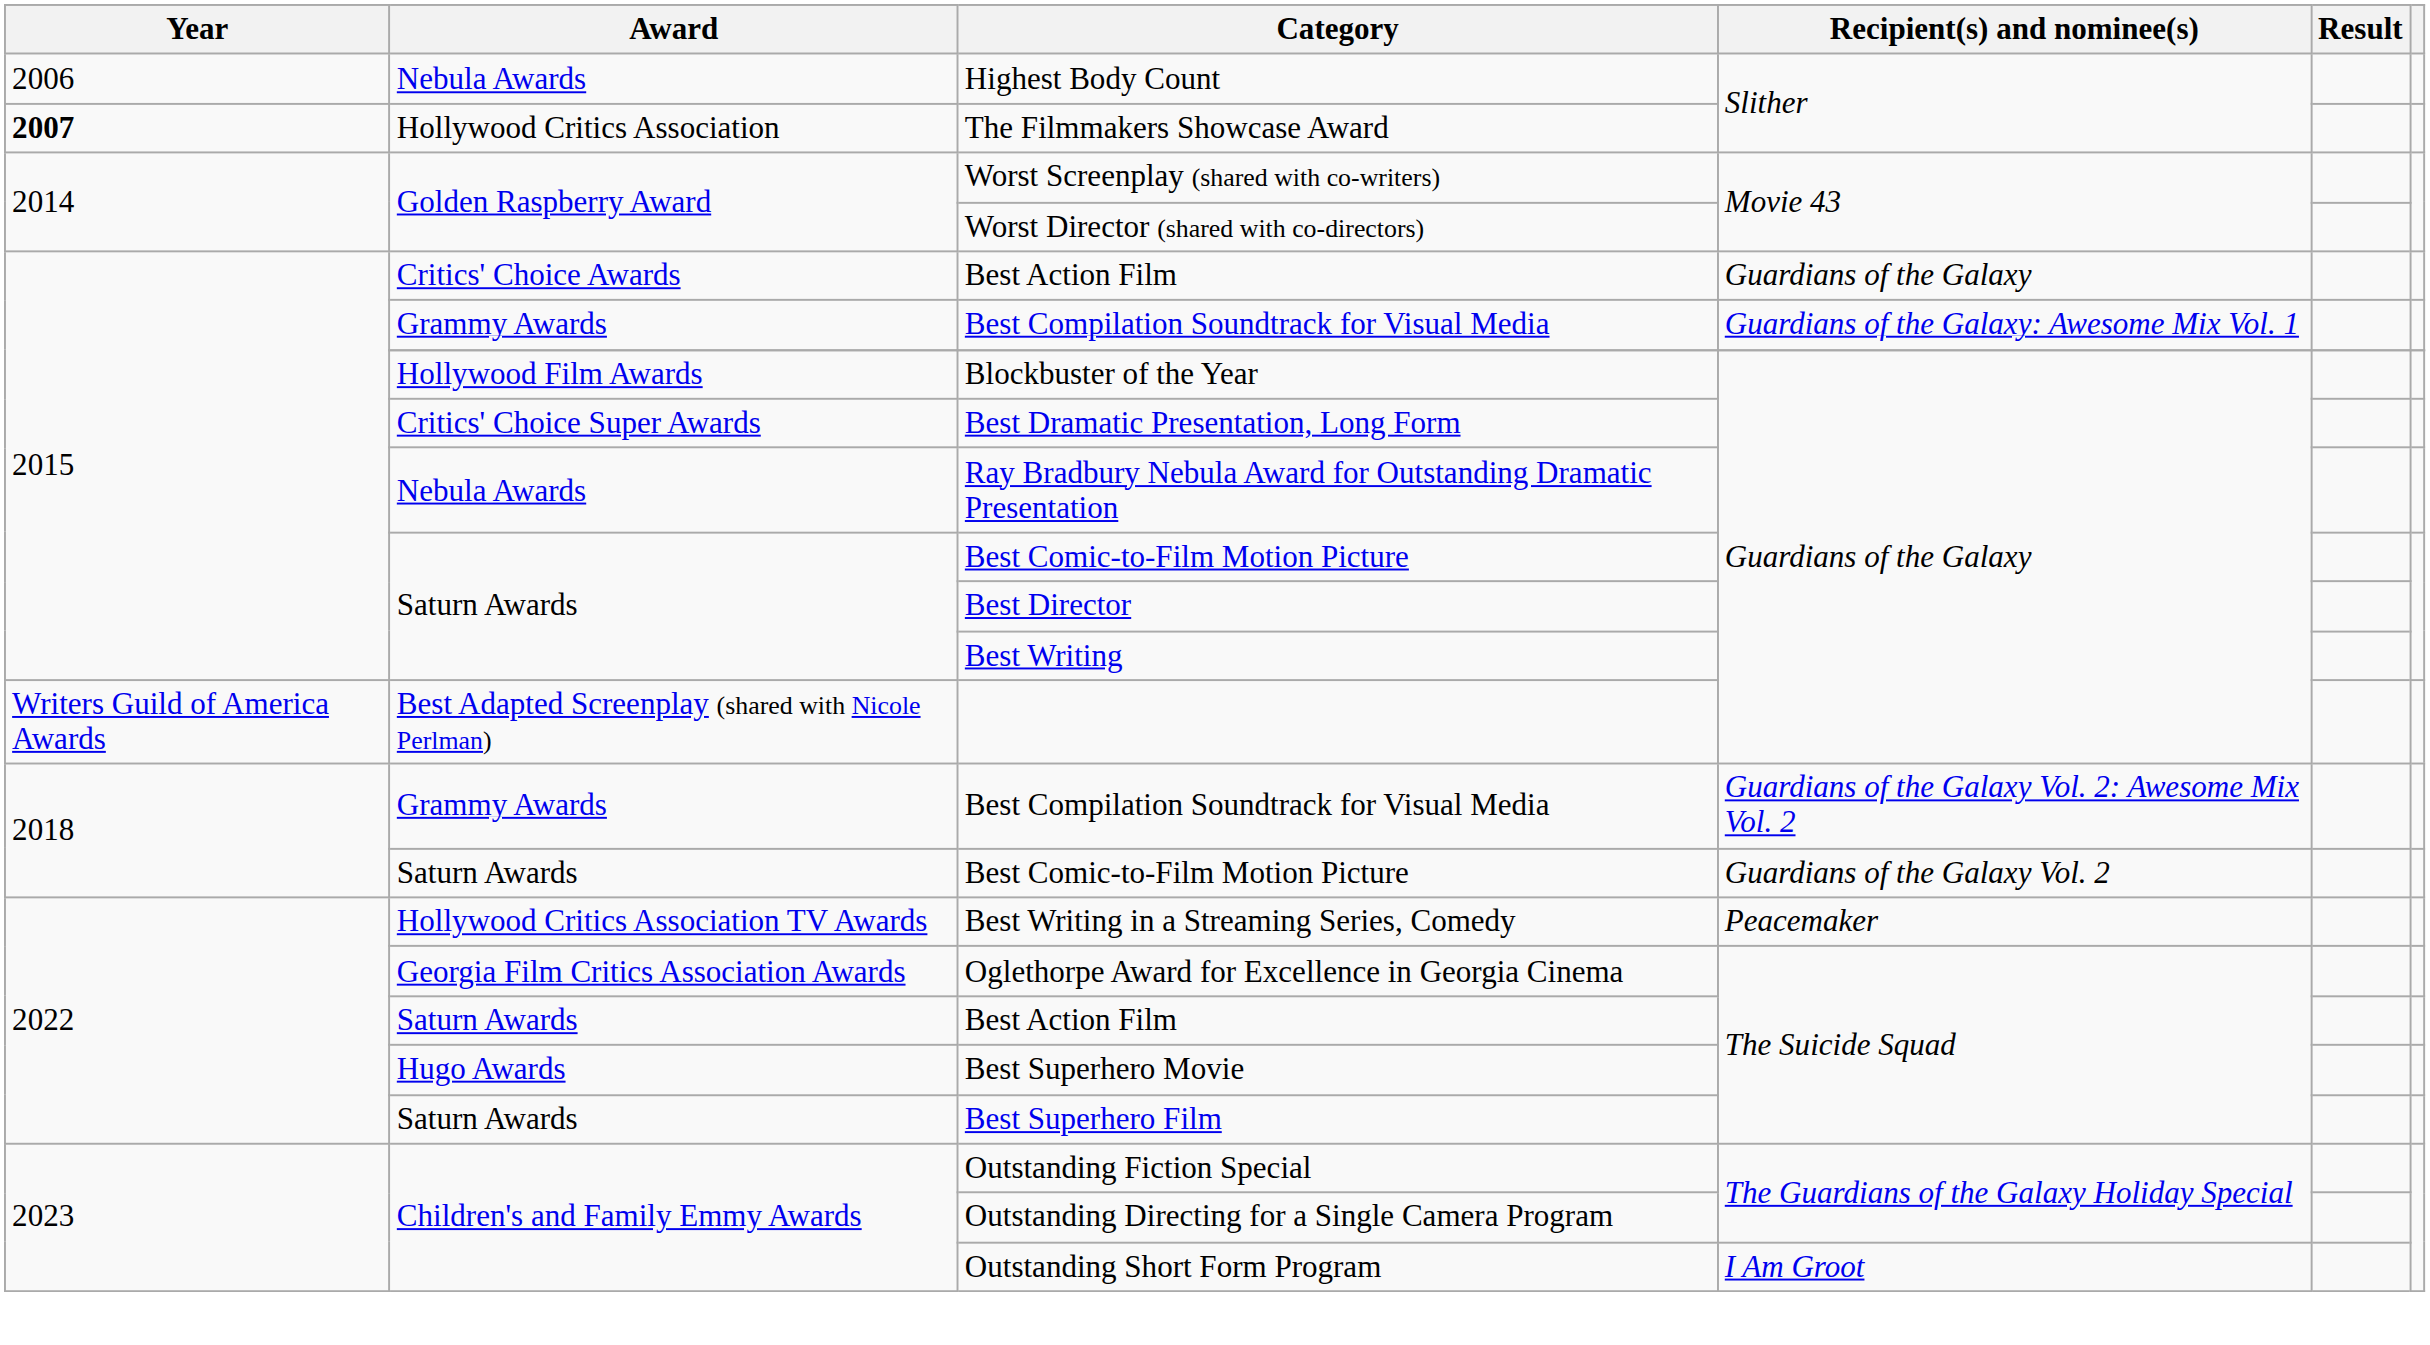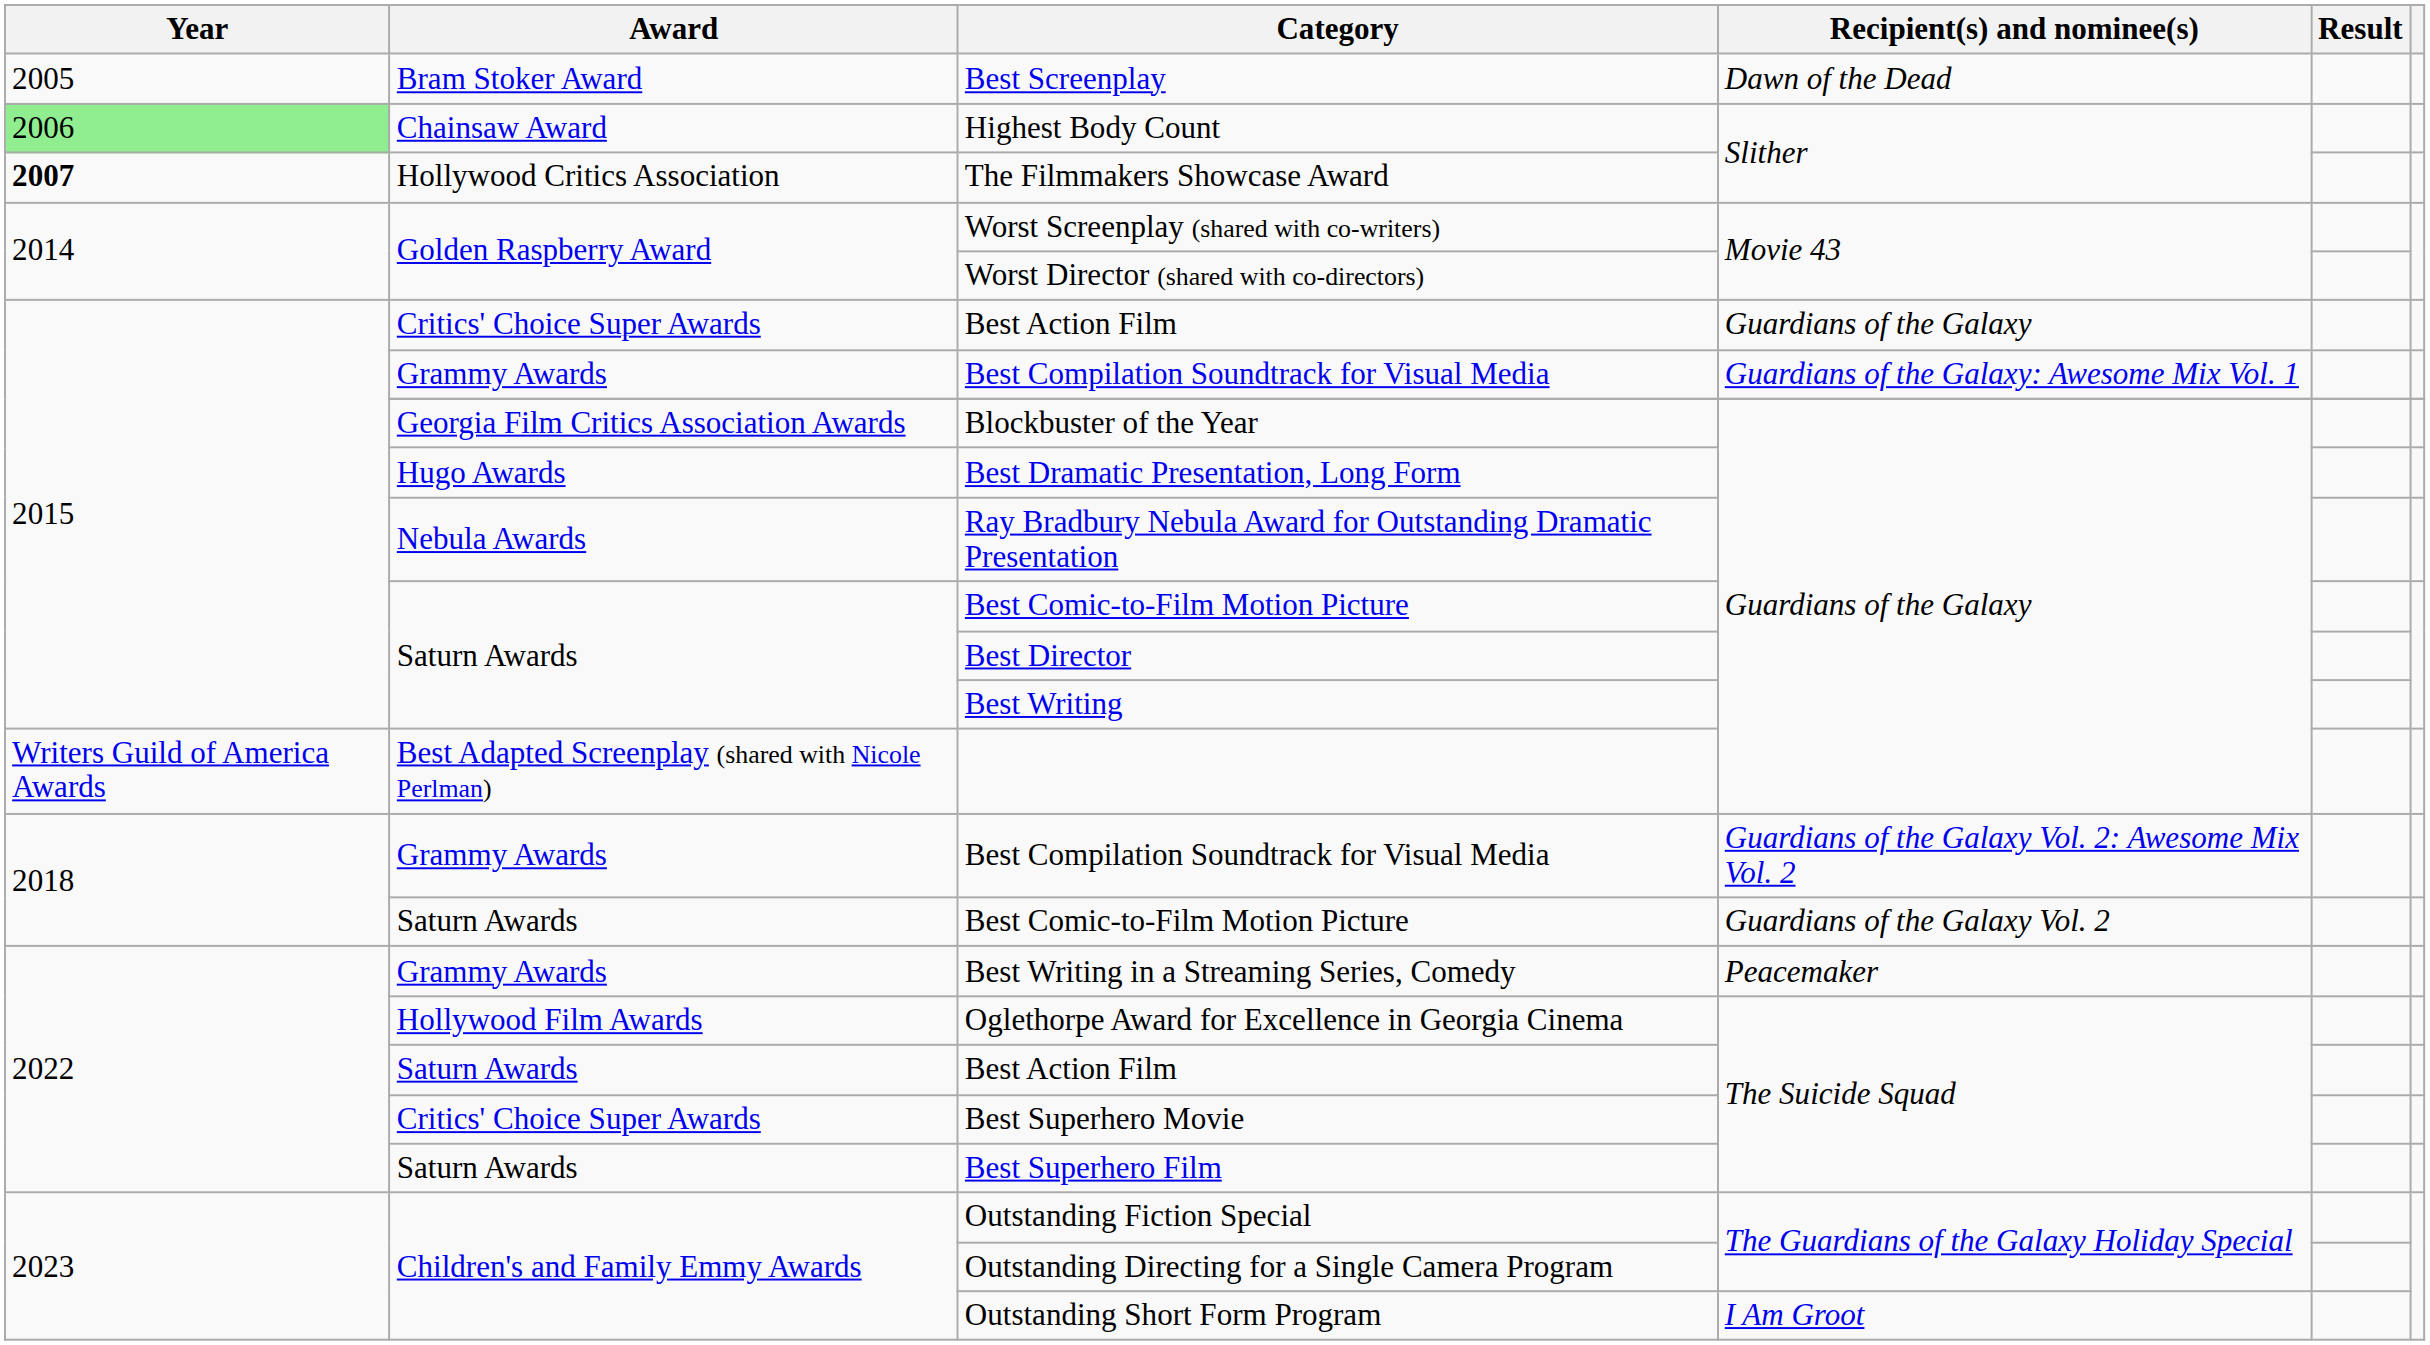+ row: (1065, 78)
(43, 78) no background -> (43, 127) lightgreen background
(492, 78) Nebula Awards -> (502, 127) Chainsaw Award
(539, 275) Critics' Choice Awards -> (579, 324) Critics' Choice Super Awards
(550, 373) Hollywood Film Awards -> (651, 422) Georgia Film Critics Association Awards
(579, 422) Critics' Choice Super Awards -> (481, 472) Hugo Awards
(662, 921) Hollywood Critics Association TV Awards -> (502, 970) Grammy Awards
(651, 970) Georgia Film Critics Association Awards -> (550, 1019) Hollywood Film Awards
(481, 1069) Hugo Awards -> (579, 1118) Critics' Choice Super Awards
